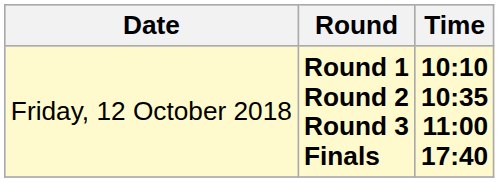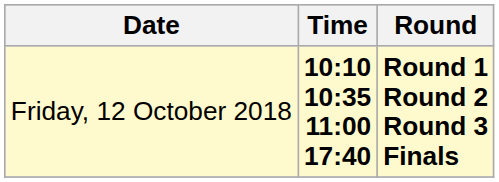columns swapped: (455, 25) <-> (356, 25)
